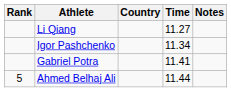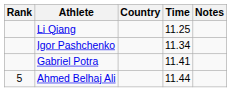(178, 29) 11.27 -> (178, 29) 11.25
